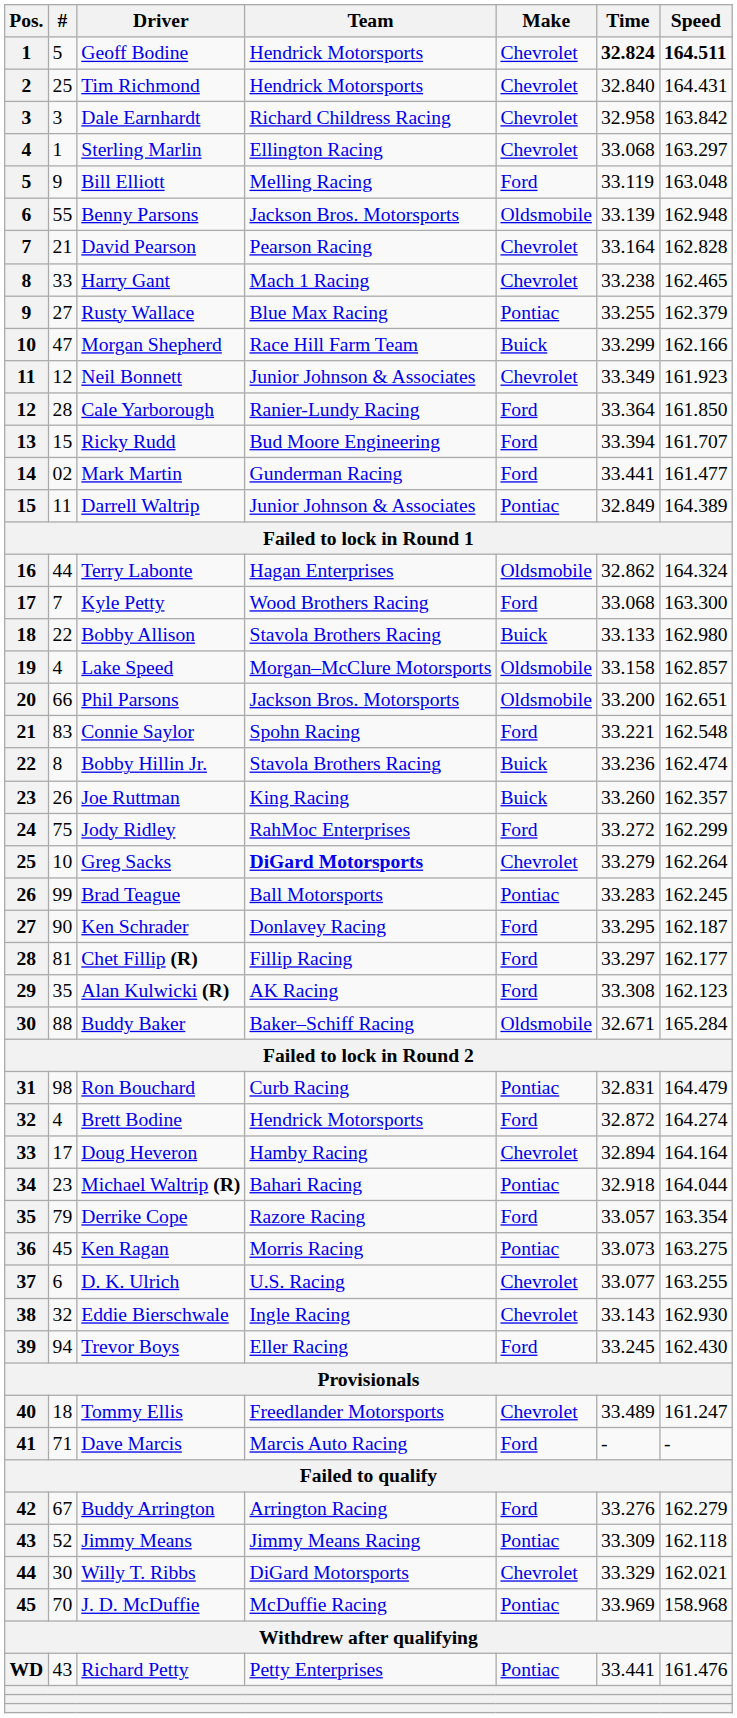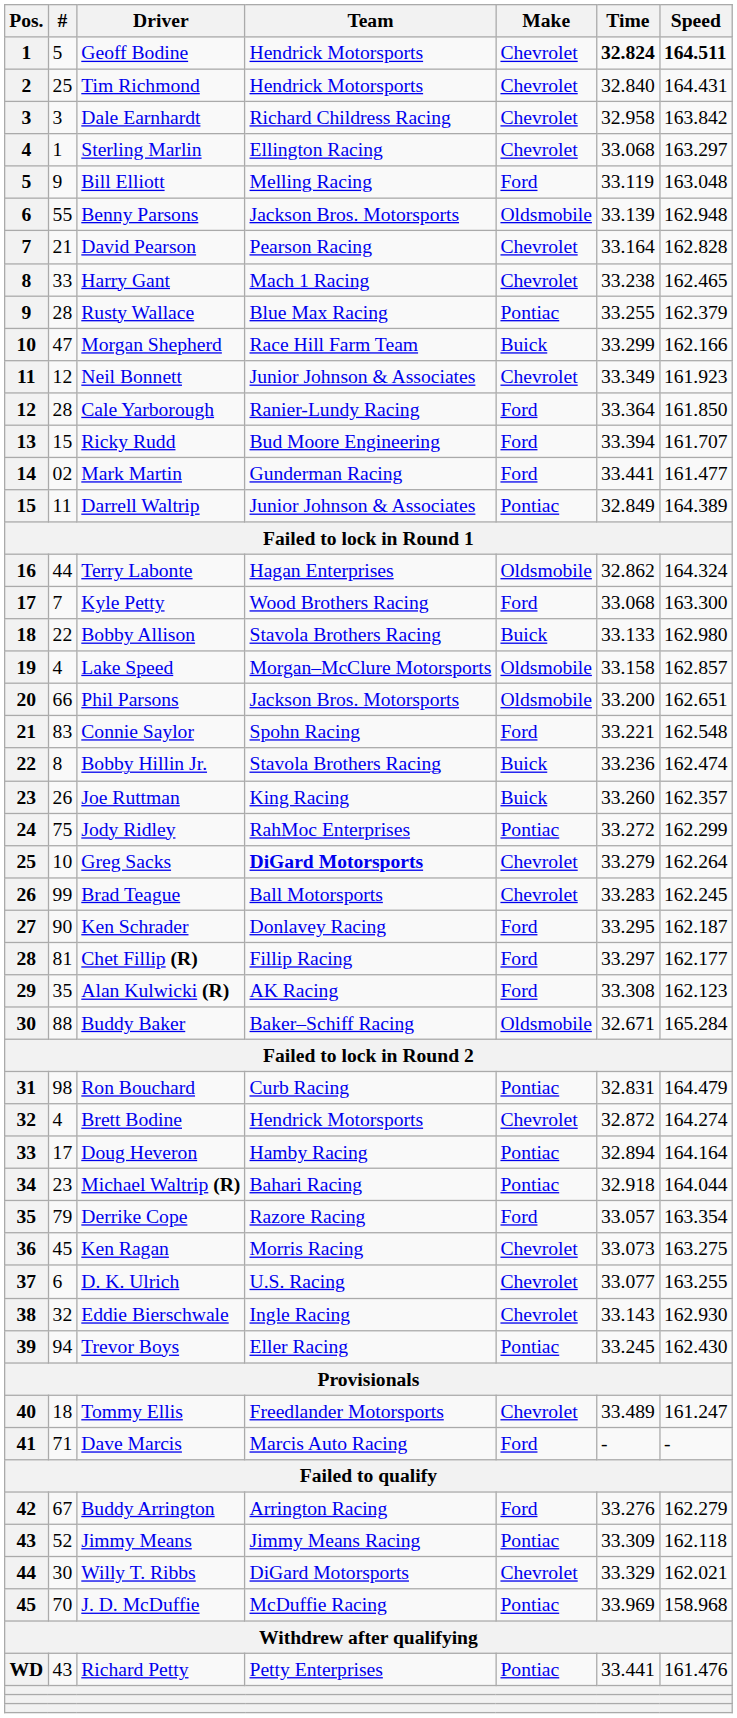(62, 311) 27 -> (62, 311) 28
(519, 829) Ford -> (530, 829) Pontiac
(530, 893) Pontiac -> (539, 893) Chevrolet
(519, 1120) Ford -> (539, 1120) Chevrolet
(539, 1152) Chevrolet -> (530, 1152) Pontiac
(530, 1249) Pontiac -> (539, 1249) Chevrolet
(519, 1346) Ford -> (530, 1346) Pontiac
